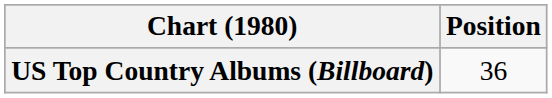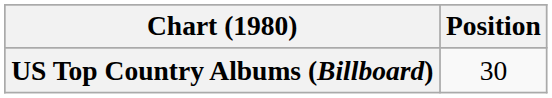(493, 69) 36 -> (493, 69) 30
